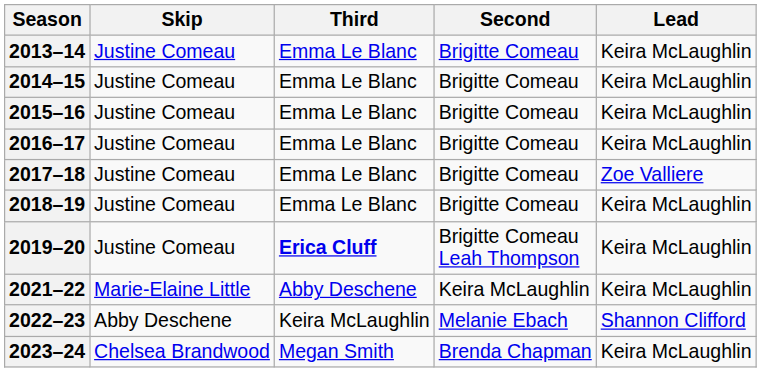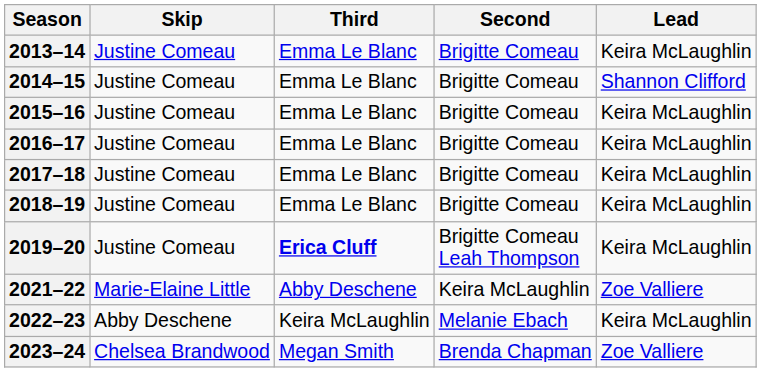(676, 81) Keira McLaughlin -> (673, 81) Shannon Clifford
(652, 174) Zoe Valliere -> (676, 174) Keira McLaughlin
(676, 289) Keira McLaughlin -> (652, 289) Zoe Valliere
(673, 320) Shannon Clifford -> (676, 320) Keira McLaughlin
(676, 351) Keira McLaughlin -> (652, 351) Zoe Valliere
